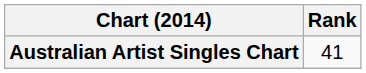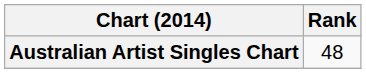(332, 52) 41 -> (332, 52) 48
